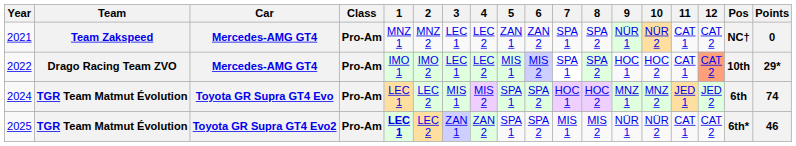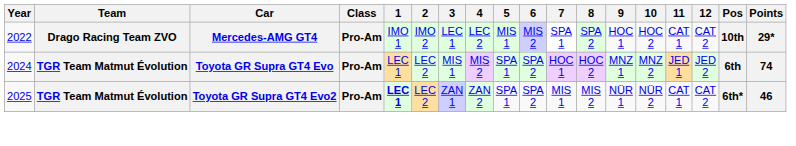- row: (19, 37)
(711, 67) lightsalmon background -> (705, 37) no background
